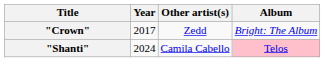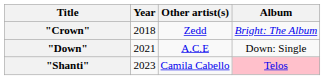(144, 30) 2017 -> (144, 30) 2018
+ row: (68, 48)
(144, 48) 2024 -> (144, 65) 2023
